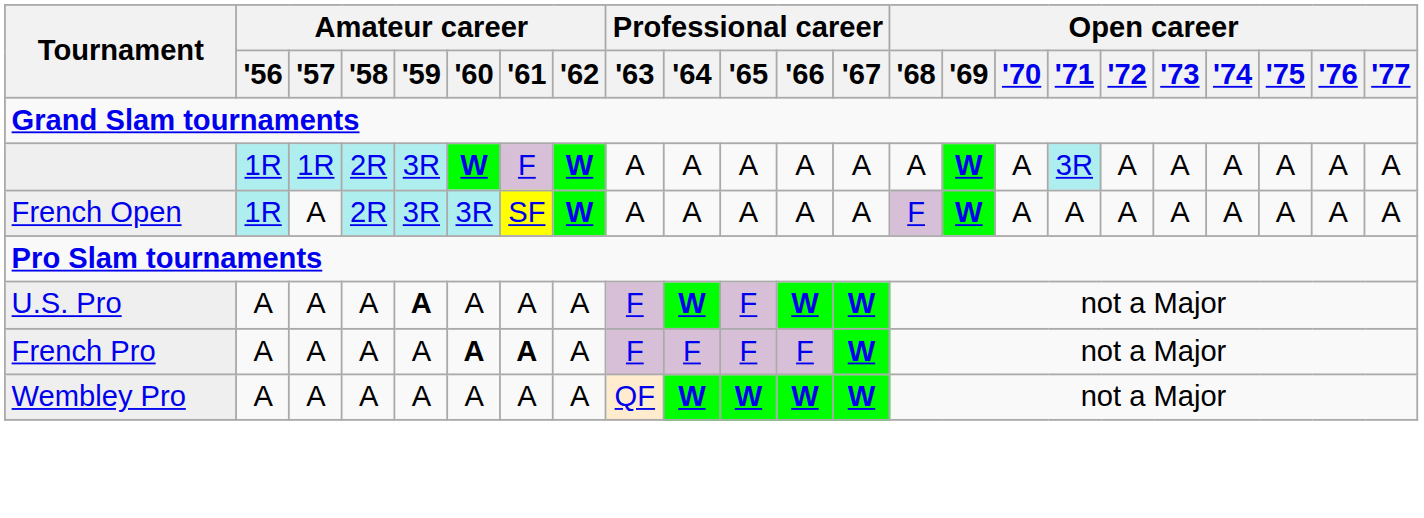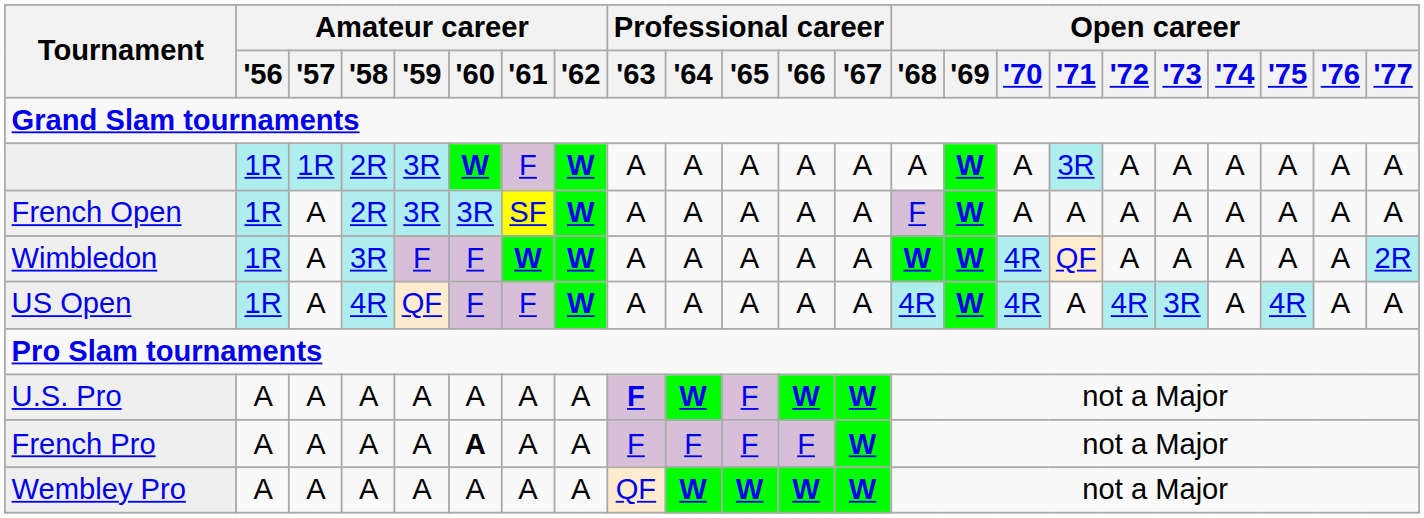+ row: (84, 258)
+ row: (72, 304)
(421, 304) bold -> (422, 397) normal
(635, 304) normal -> (636, 397) bold
(527, 350) bold -> (528, 443) normal
